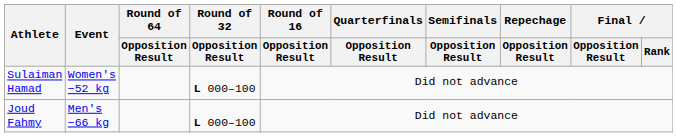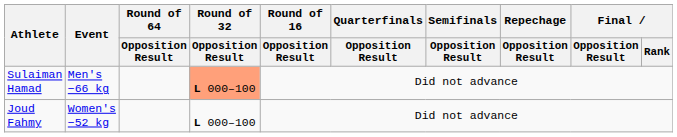(92, 83) Women's −52 kg -> (88, 83) Men's −66 kg
(225, 89) no background -> (225, 89) lightsalmon background
(88, 115) Men's −66 kg -> (92, 115) Women's −52 kg
